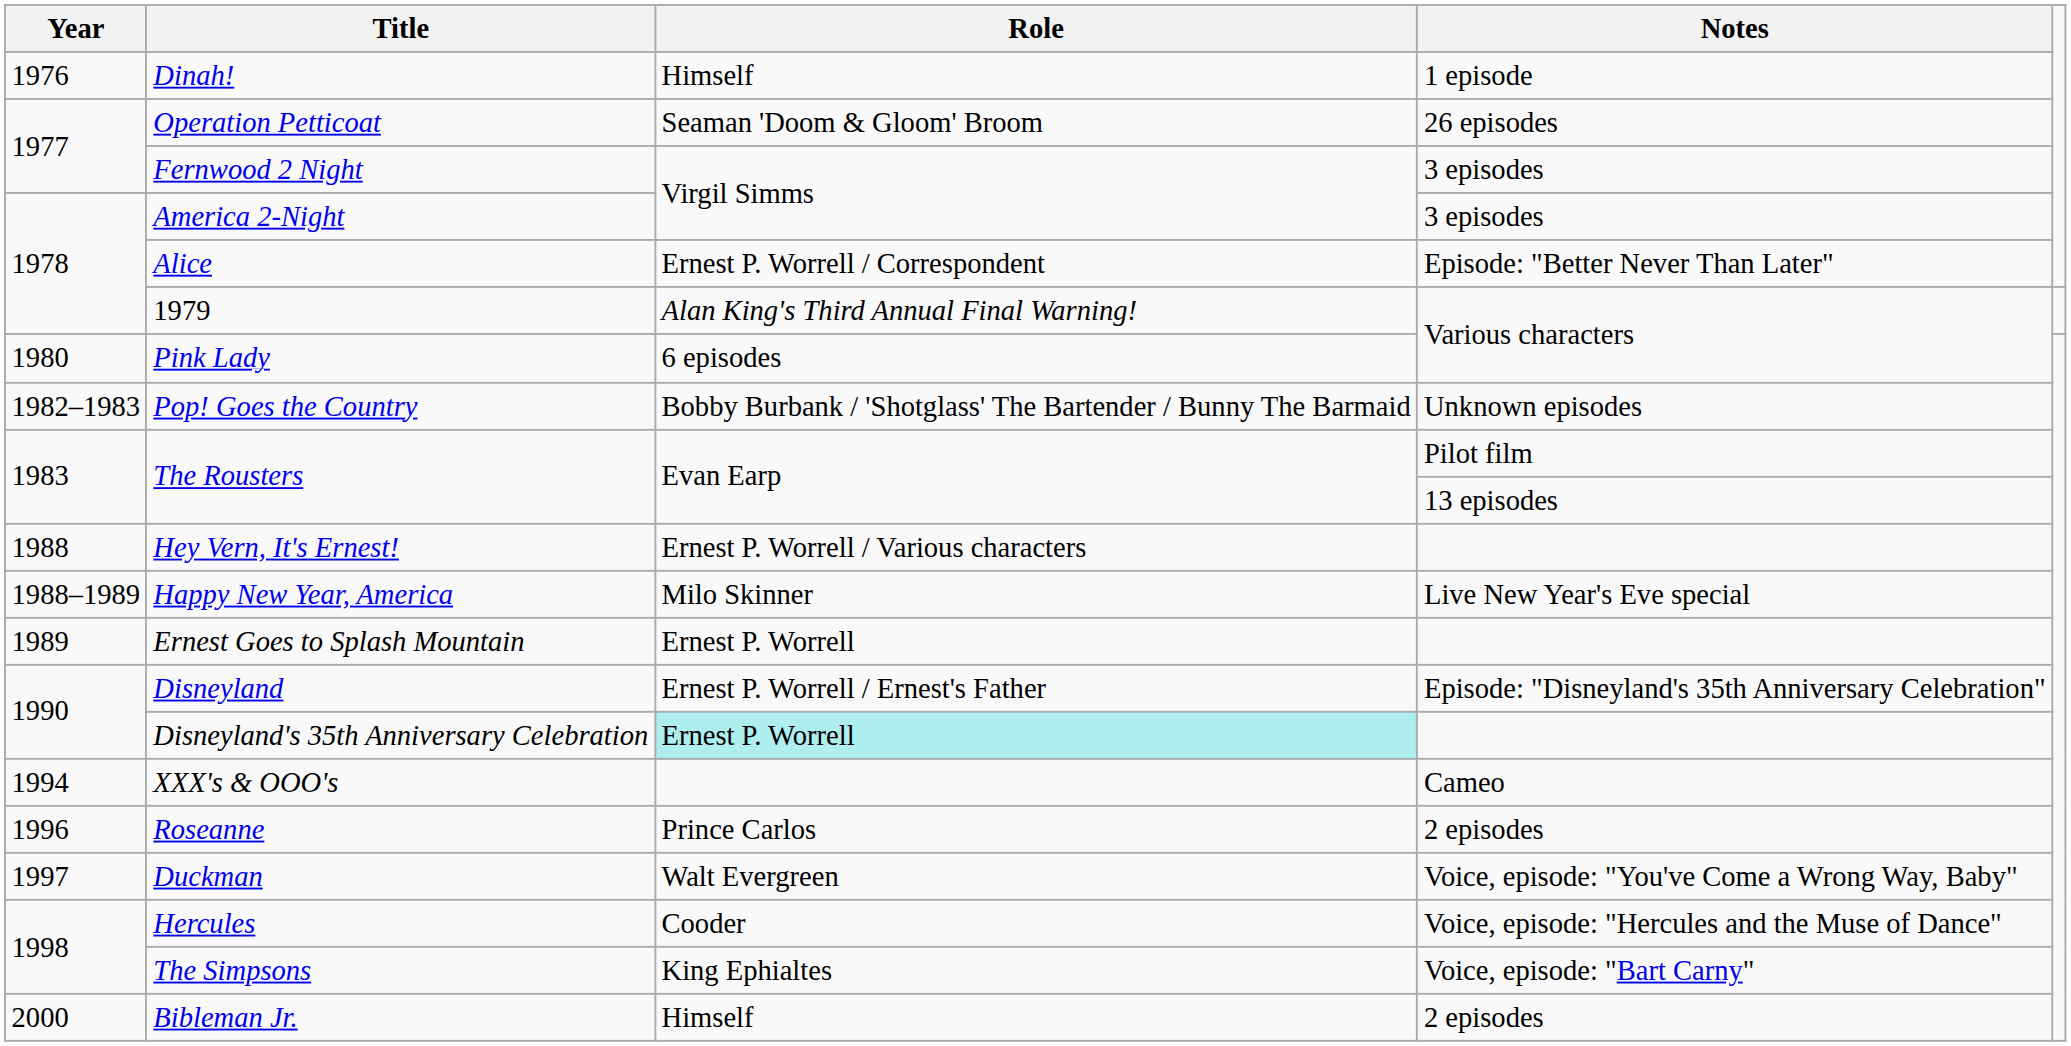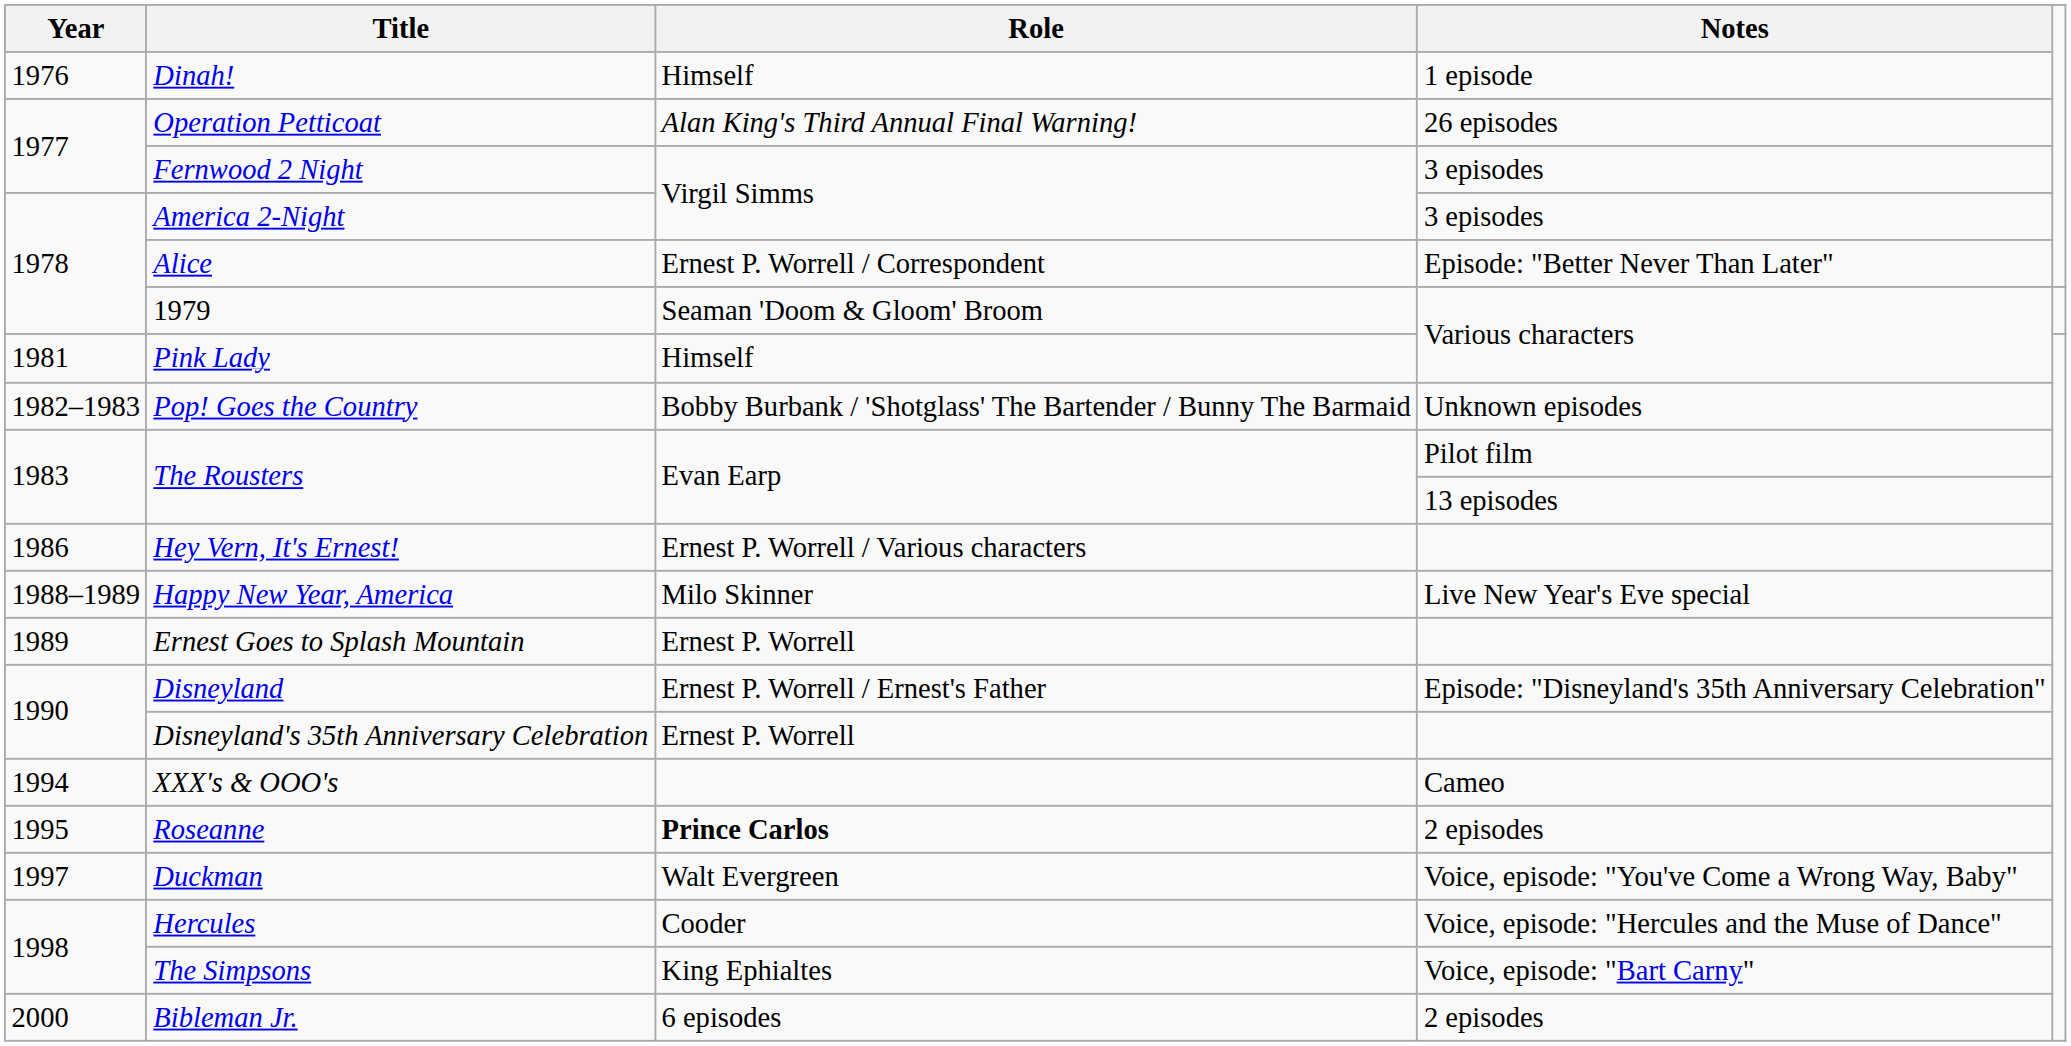(852, 122) Seaman 'Doom & Gloom' Broom -> (899, 122) Alan King's Third Annual Final Warning!
(899, 310) Alan King's Third Annual Final Warning! -> (852, 310) Seaman 'Doom & Gloom' Broom
(40, 358) 1980 -> (40, 358) 1981
(721, 358) 6 episodes -> (708, 358) Himself
(40, 546) 1988 -> (40, 546) 1986
(758, 735) paleturquoise background -> (758, 735) no background
(40, 829) 1996 -> (40, 829) 1995
(739, 829) normal -> (745, 829) bold
(708, 1017) Himself -> (721, 1017) 6 episodes
